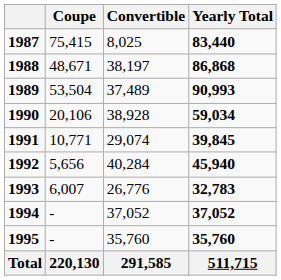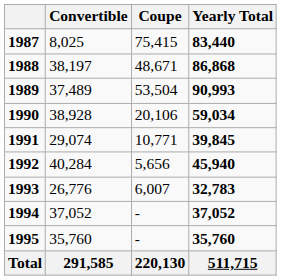columns swapped: (74, 16) <-> (146, 16)
